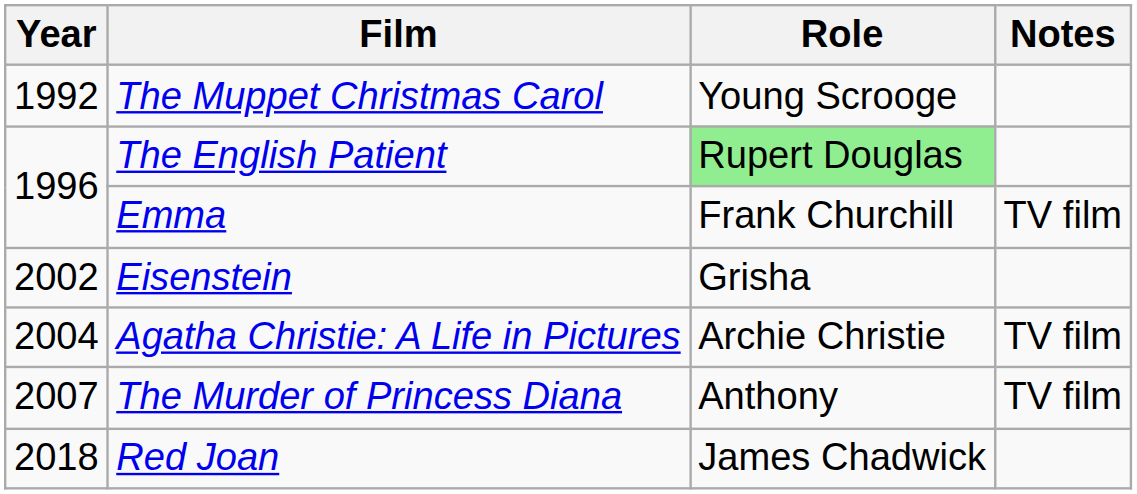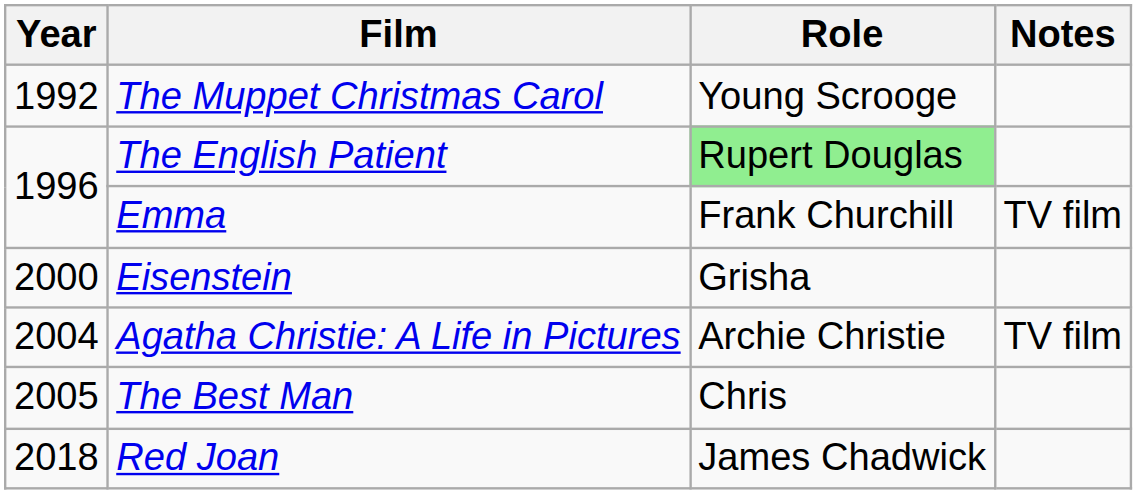(56, 276) 2002 -> (56, 276) 2000
+ row: (235, 397)
- row: (369, 397)
